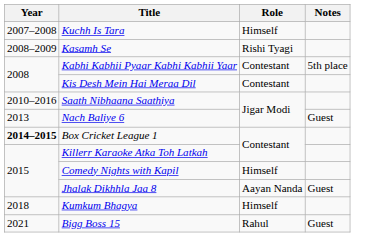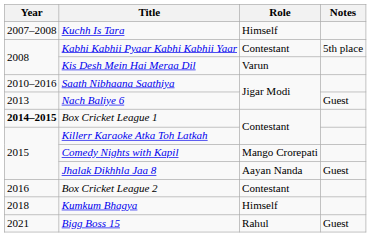- row: (86, 48)
(266, 83) Contestant -> (255, 65) Varun
(260, 170) Himself -> (280, 153) Mango Crorepati
+ row: (110, 188)
